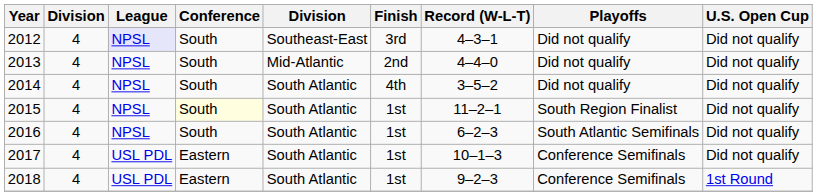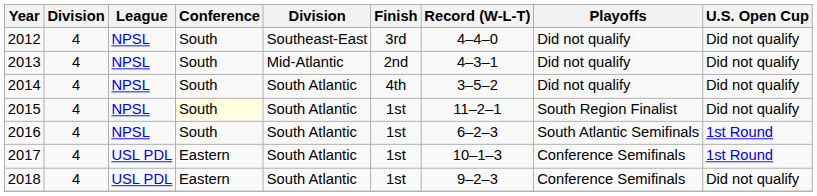(131, 39) lavender background -> (131, 39) no background
(477, 39) 4–3–1 -> (477, 39) 4–4–0
(477, 62) 4–4–0 -> (477, 62) 4–3–1
(753, 132) Did not qualify -> (739, 132) 1st Round
(753, 156) Did not qualify -> (739, 156) 1st Round
(739, 179) 1st Round -> (753, 179) Did not qualify
